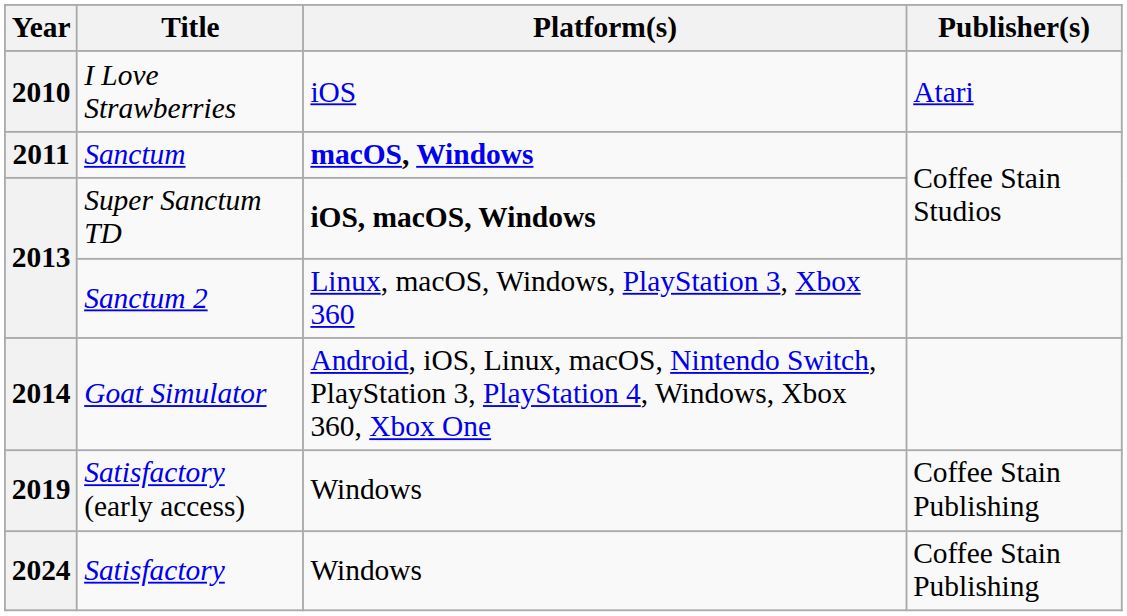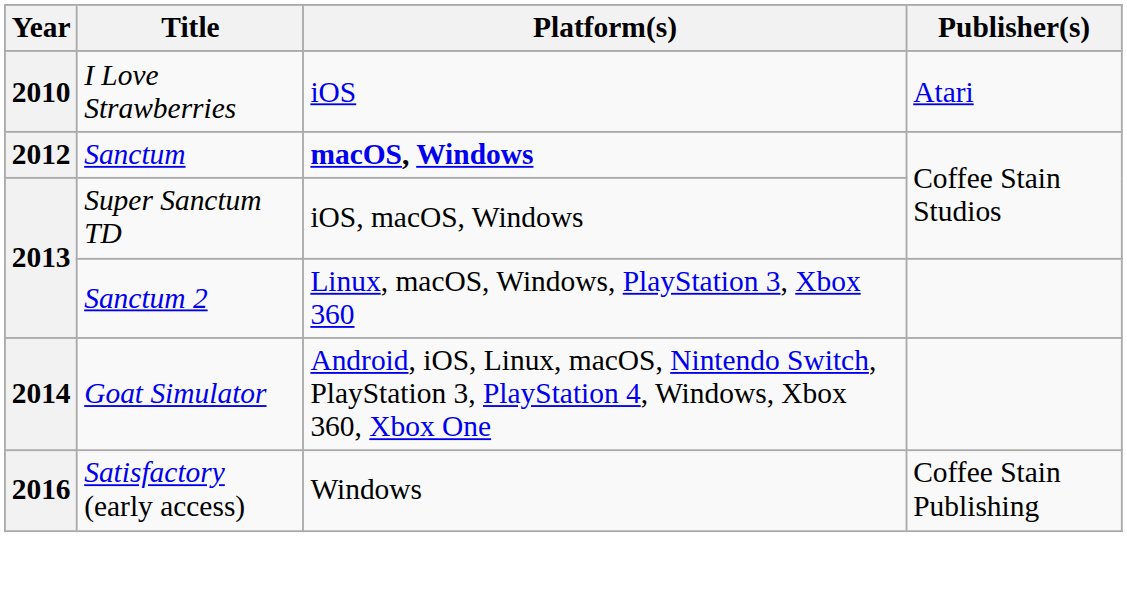(41, 154) 2011 -> (41, 154) 2012
(453, 217) bold -> (447, 217) normal
(41, 490) 2019 -> (41, 490) 2016
- row: (154, 569)
